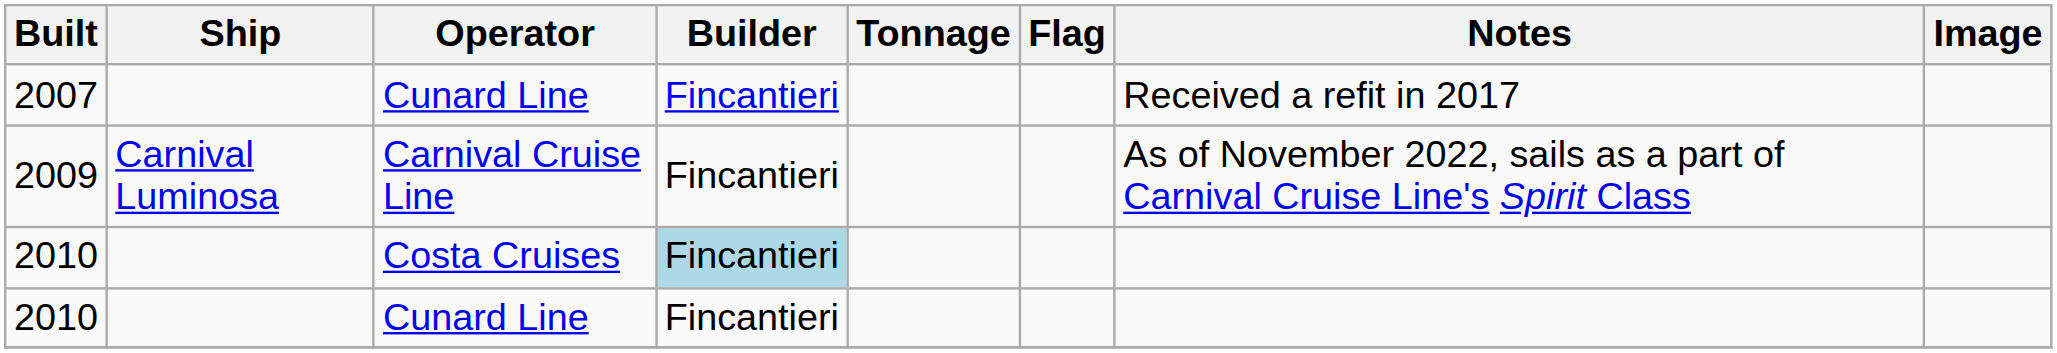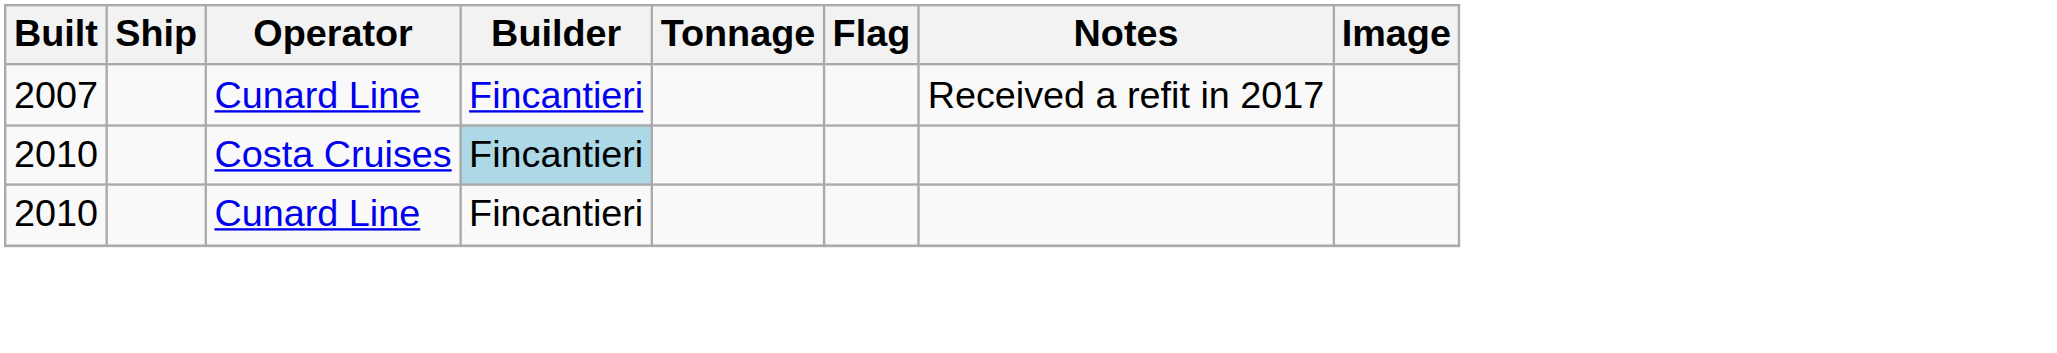- row: (56, 175)
